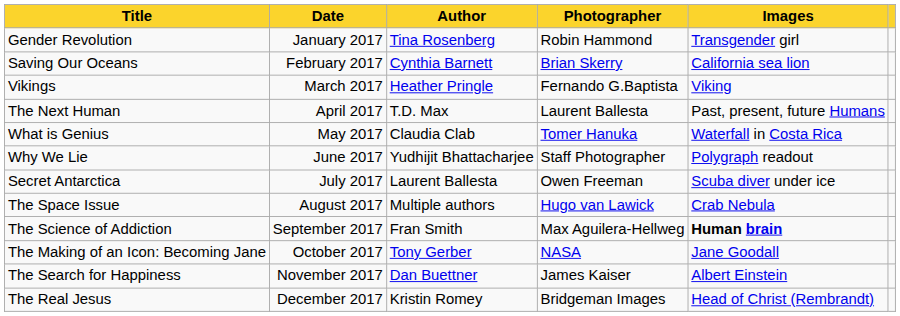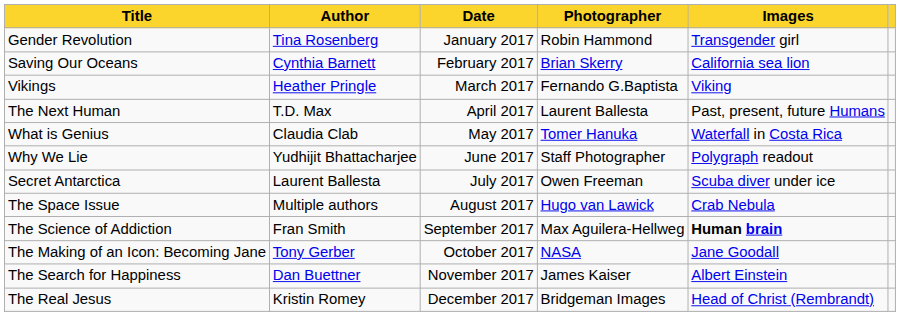columns swapped: (328, 16) <-> (462, 16)
